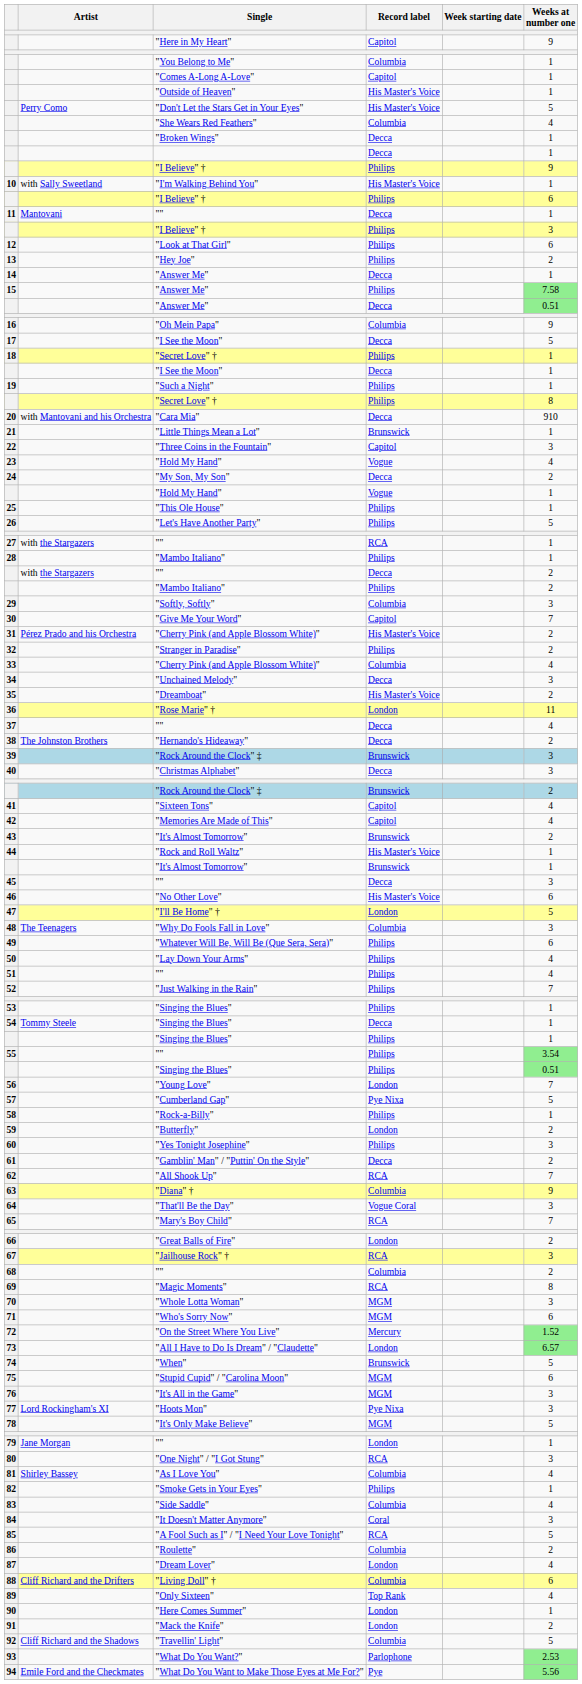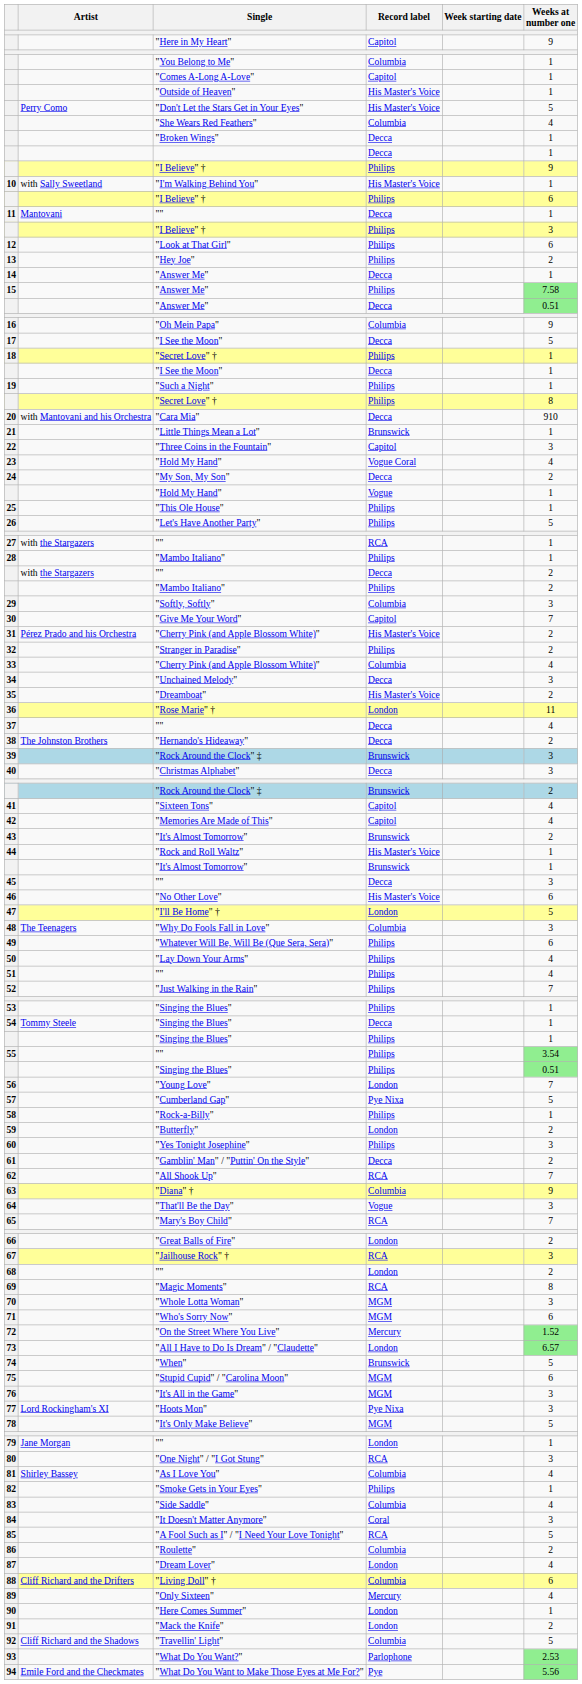(380, 462) Vogue -> (392, 462) Vogue Coral
(392, 1206) Vogue Coral -> (380, 1206) Vogue
(387, 1271) Columbia -> (383, 1271) London
(387, 1596) Top Rank -> (385, 1596) Mercury
